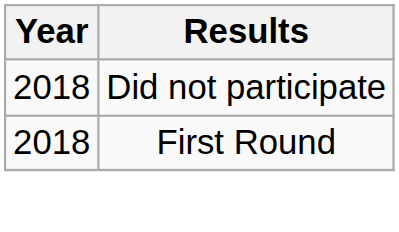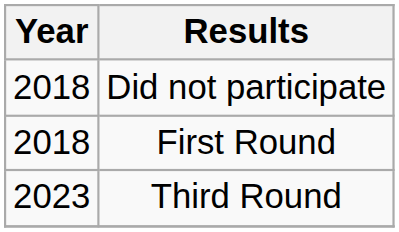+ row: (246, 197)
